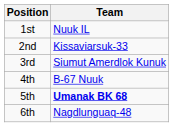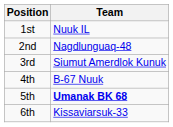(91, 46) Kissaviarsuk-33 -> (92, 46) Nagdlunguaq-48
(92, 113) Nagdlunguaq-48 -> (91, 113) Kissaviarsuk-33
